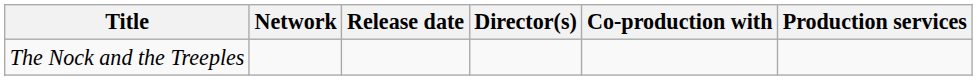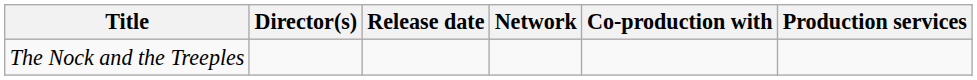columns swapped: (526, 22) <-> (296, 22)
